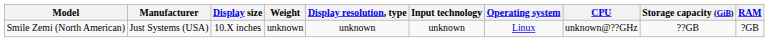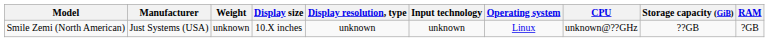columns swapped: (285, 12) <-> (238, 12)
